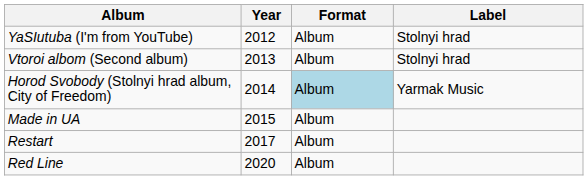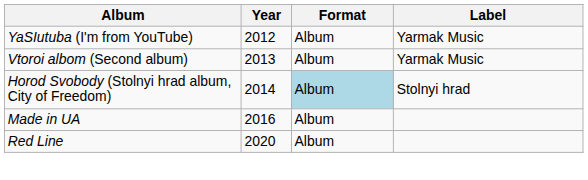(433, 37) Stolnyi hrad -> (440, 37) Yarmak Music
(433, 59) Stolnyi hrad -> (440, 59) Yarmak Music
(440, 89) Yarmak Music -> (433, 89) Stolnyi hrad
(260, 119) 2015 -> (260, 119) 2016
- row: (30, 141)
